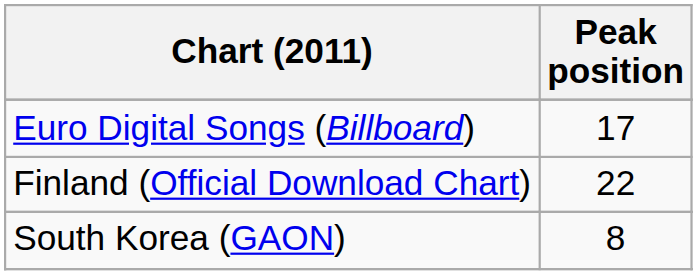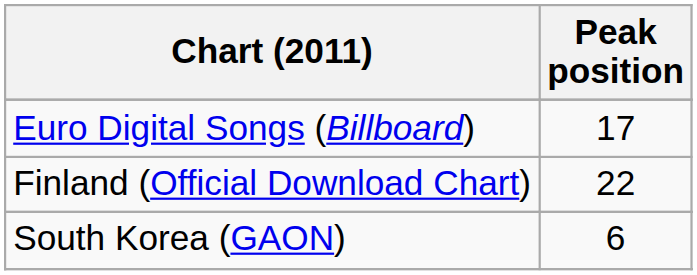(616, 239) 8 -> (616, 239) 6
